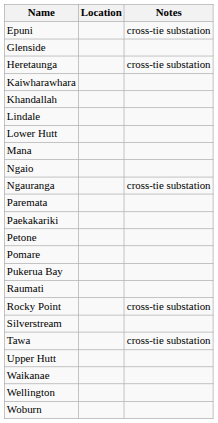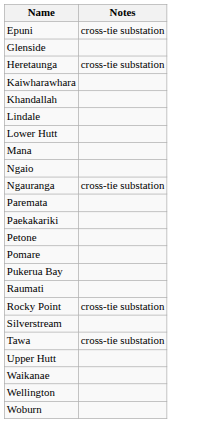- column: (101, 13)
